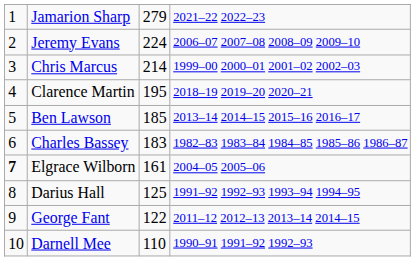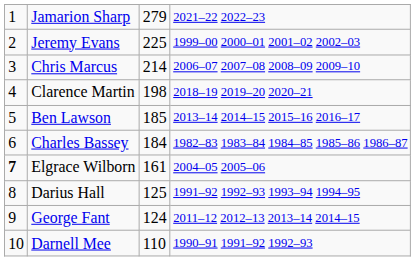(155, 42) 224 -> (155, 42) 225
(267, 42) 2006–07 2007–08 2008–09 2009–10 -> (267, 42) 1999–00 2000–01 2001–02 2002–03
(267, 67) 1999–00 2000–01 2001–02 2002–03 -> (267, 67) 2006–07 2007–08 2008–09 2009–10
(155, 92) 195 -> (155, 92) 198
(155, 142) 183 -> (155, 142) 184
(155, 218) 122 -> (155, 218) 124
